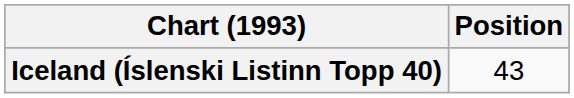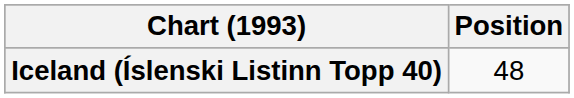(509, 69) 43 -> (509, 69) 48
